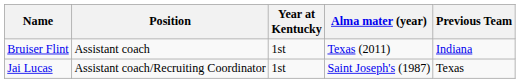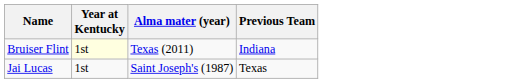- column: (170, 22)
(278, 49) no background -> (81, 49) lightyellow background
